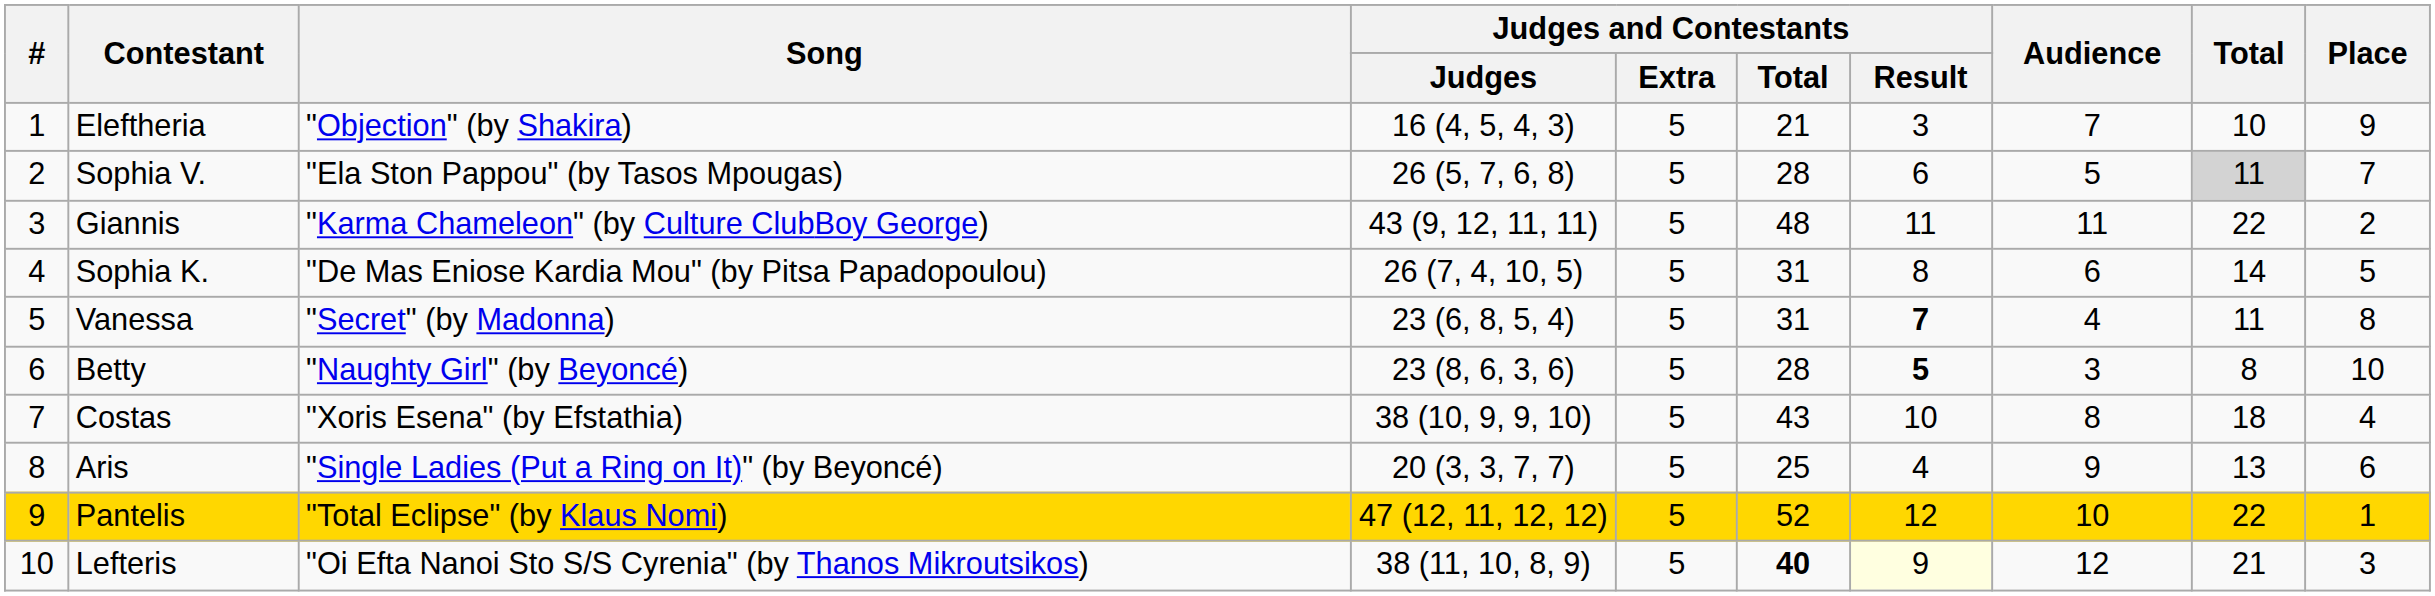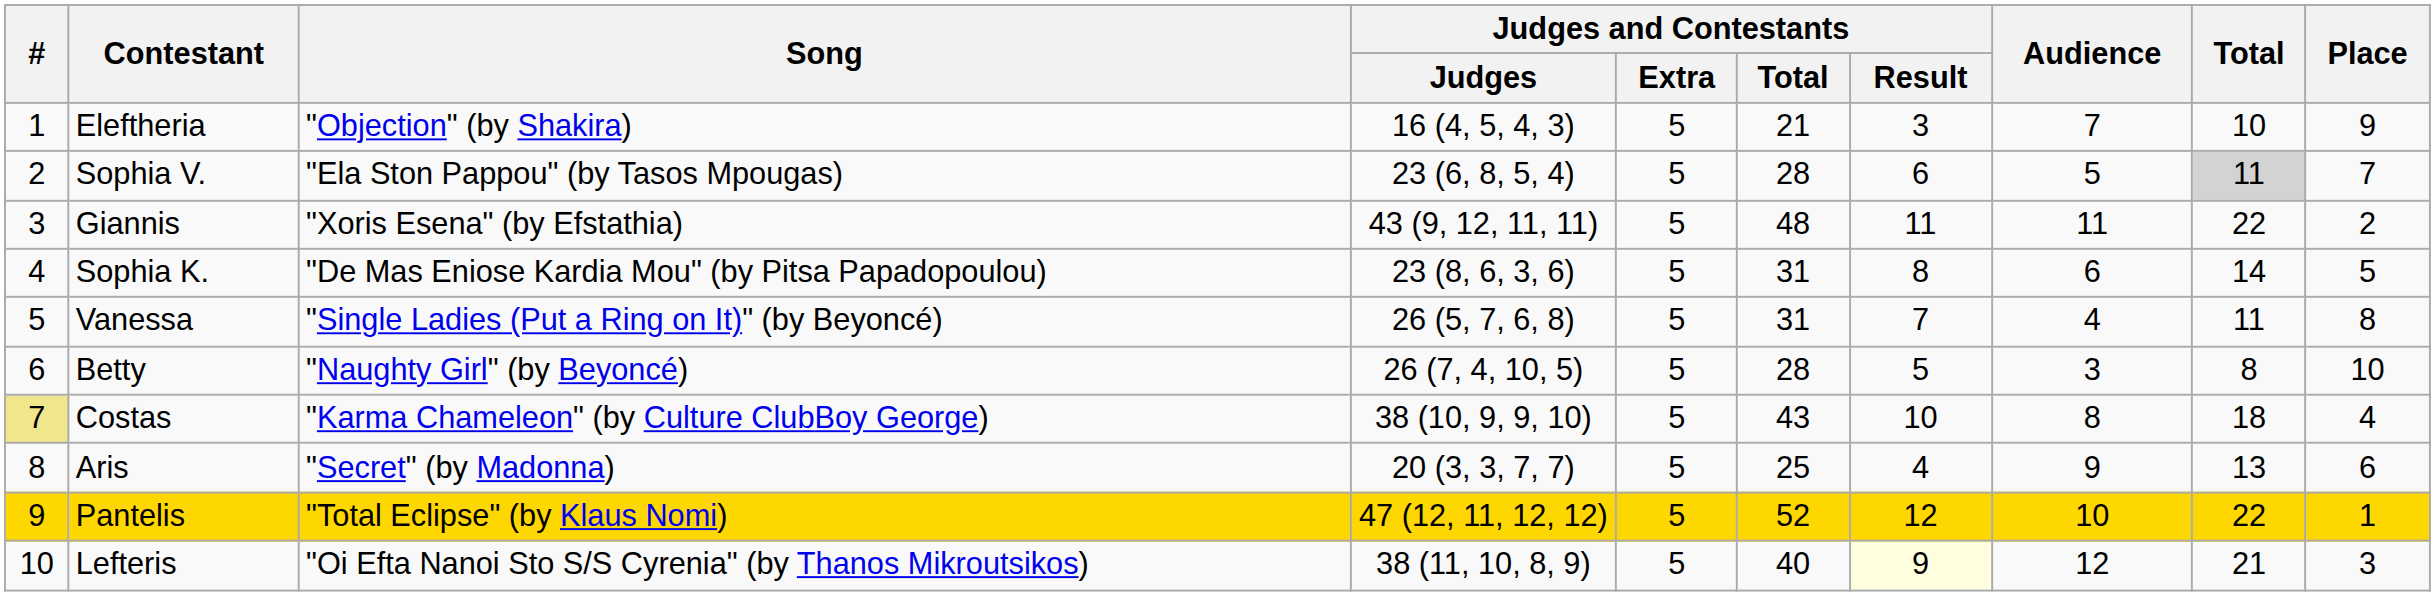(1483, 175) 26 (5, 7, 6, 8) -> (1483, 175) 23 (6, 8, 5, 4)
(647, 223) "Karma Chameleon" (by Culture ClubBoy George) -> (495, 223) "Xoris Esena" (by Efstathia)
(1483, 272) 26 (7, 4, 10, 5) -> (1483, 272) 23 (8, 6, 3, 6)
(460, 321) "Secret" (by Madonna) -> (624, 321) "Single Ladies (Put a Ring on It)" (by Beyoncé)
(1483, 321) 23 (6, 8, 5, 4) -> (1483, 321) 26 (5, 7, 6, 8)
(1920, 321) bold -> (1920, 321) normal
(1483, 369) 23 (8, 6, 3, 6) -> (1483, 369) 26 (7, 4, 10, 5)
(1920, 369) bold -> (1920, 369) normal
(37, 418) no background -> (37, 418) khaki background
(495, 418) "Xoris Esena" (by Efstathia) -> (647, 418) "Karma Chameleon" (by Culture ClubBoy George)
(624, 467) "Single Ladies (Put a Ring on It)" (by Beyoncé) -> (460, 467) "Secret" (by Madonna)
(1793, 564) bold -> (1793, 564) normal
